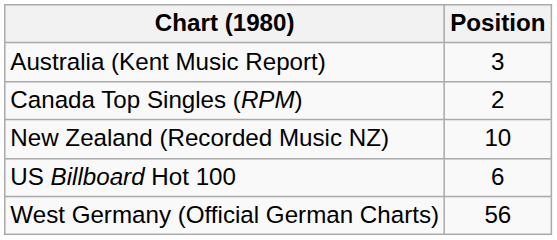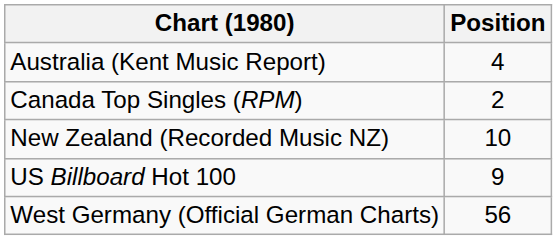(498, 61) 3 -> (498, 61) 4
(498, 176) 6 -> (498, 176) 9
